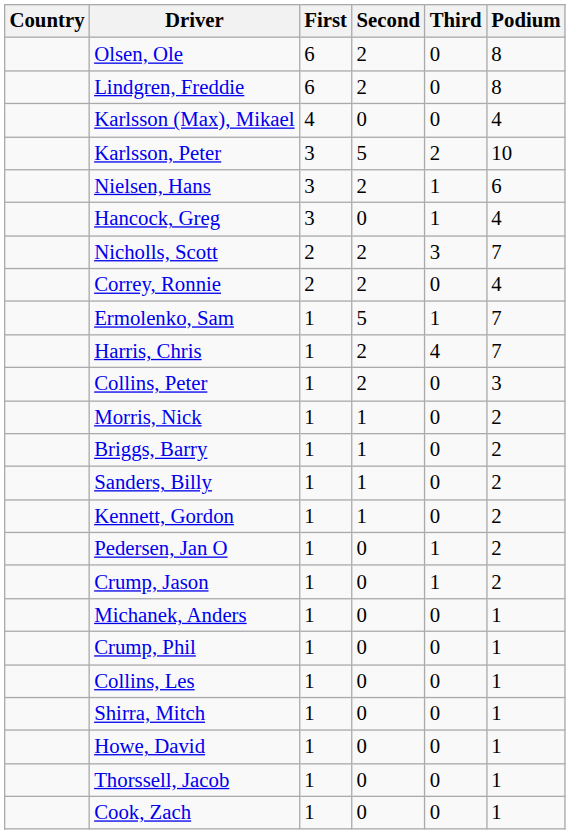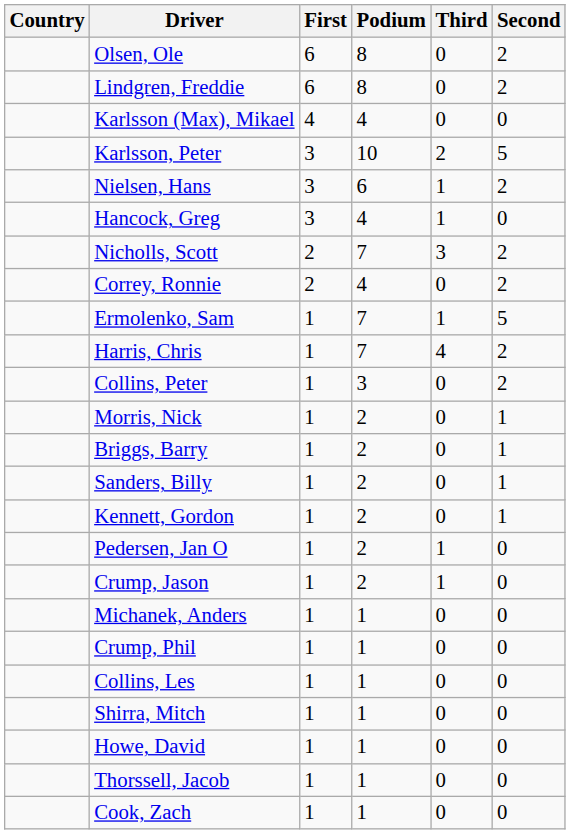columns swapped: (388, 20) <-> (526, 20)
